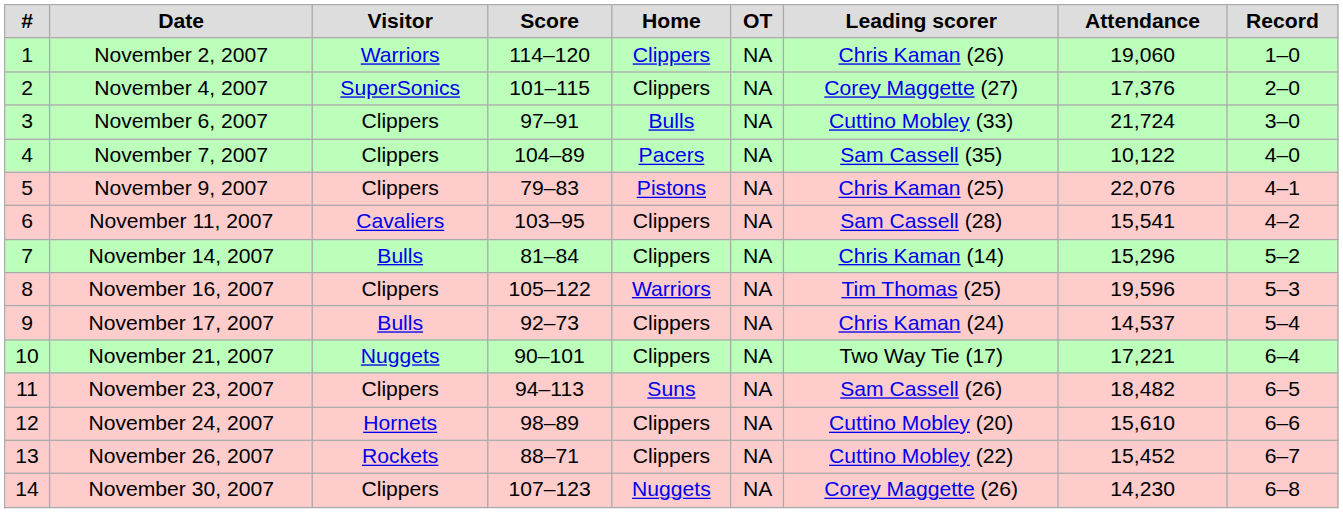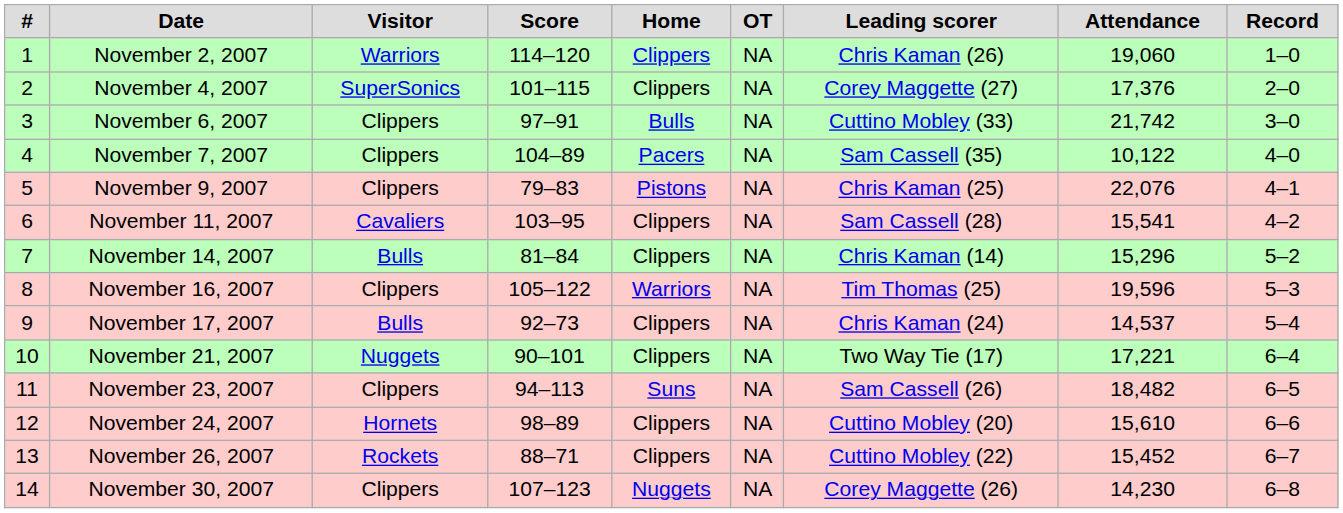(1143, 121) 21,724 -> (1143, 121) 21,742
